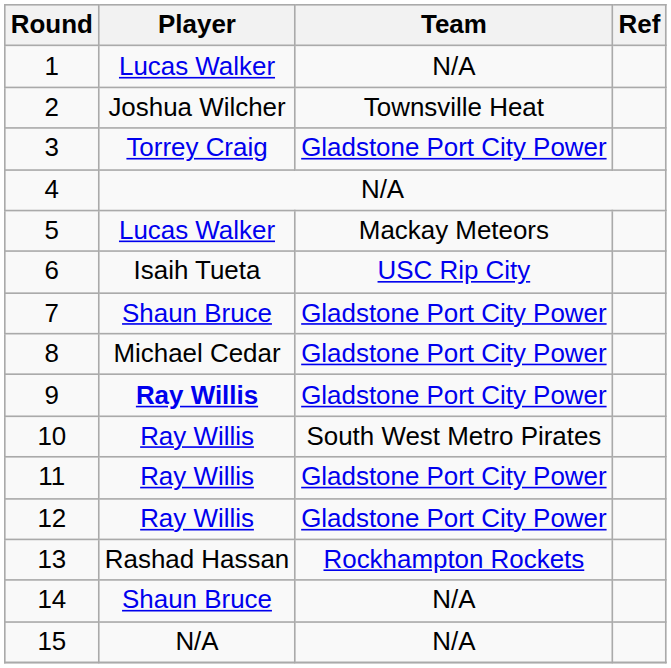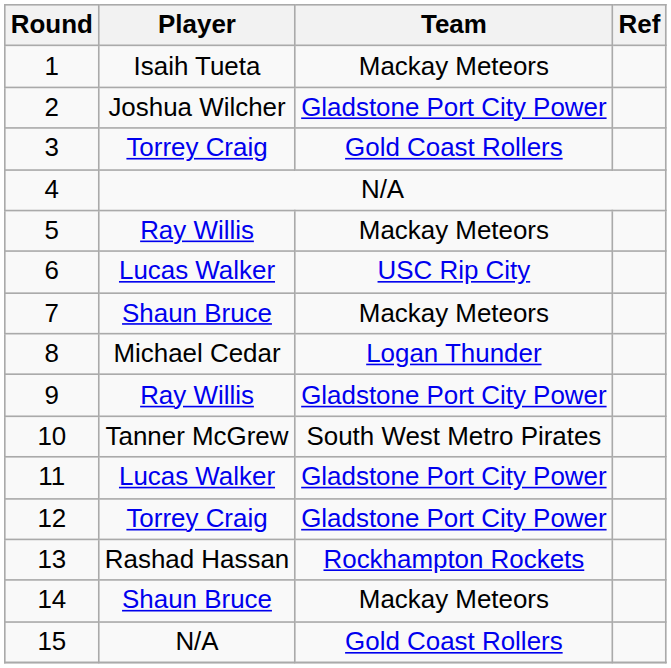(197, 66) Lucas Walker -> (197, 66) Isaih Tueta
(454, 66) N/A -> (454, 66) Mackay Meteors
(454, 107) Townsville Heat -> (454, 107) Gladstone Port City Power
(454, 148) Gladstone Port City Power -> (454, 148) Gold Coast Rollers
(197, 230) Lucas Walker -> (197, 230) Ray Willis
(197, 271) Isaih Tueta -> (197, 271) Lucas Walker
(454, 312) Gladstone Port City Power -> (454, 312) Mackay Meteors
(454, 353) Gladstone Port City Power -> (454, 353) Logan Thunder
(197, 395) bold -> (197, 395) normal
(197, 436) Ray Willis -> (197, 436) Tanner McGrew
(197, 477) Ray Willis -> (197, 477) Lucas Walker
(197, 518) Ray Willis -> (197, 518) Torrey Craig
(454, 600) N/A -> (454, 600) Mackay Meteors
(454, 641) N/A -> (454, 641) Gold Coast Rollers
